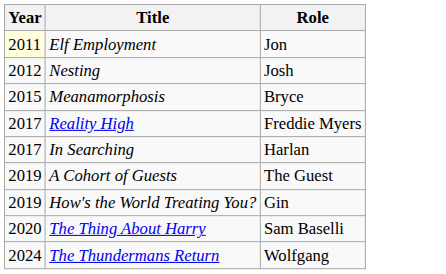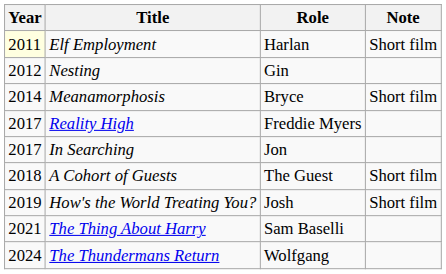+ column: (403, 17)
(276, 44) Jon -> (287, 44) Harlan
(279, 70) Josh -> (276, 70) Gin
(25, 96) 2015 -> (25, 96) 2014
(287, 149) Harlan -> (276, 149) Jon
(25, 176) 2019 -> (25, 176) 2018
(276, 202) Gin -> (279, 202) Josh
(25, 228) 2020 -> (25, 228) 2021
